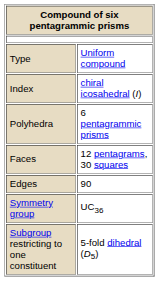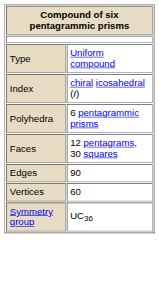+ row: (27, 192)
- row: (36, 249)
